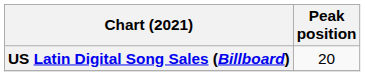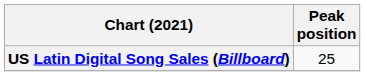(327, 58) 20 -> (327, 58) 25
